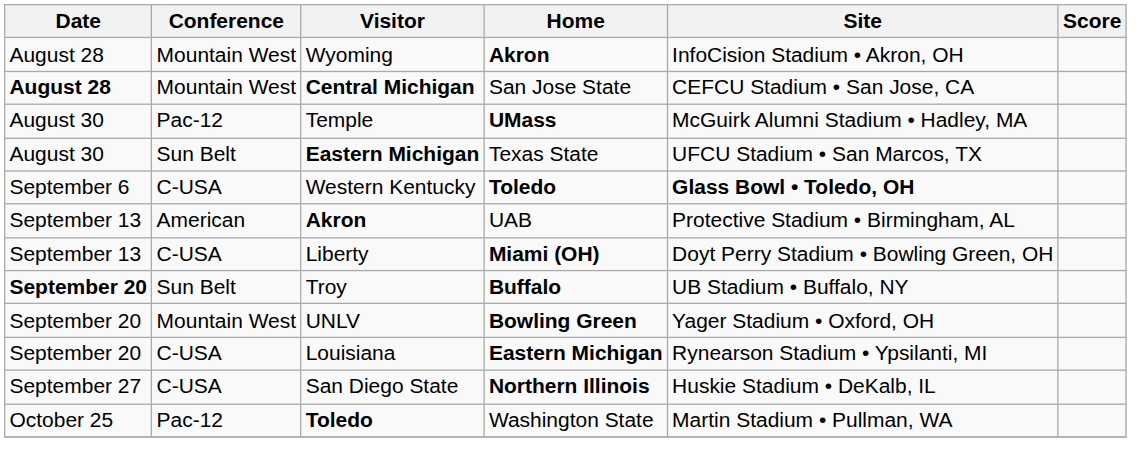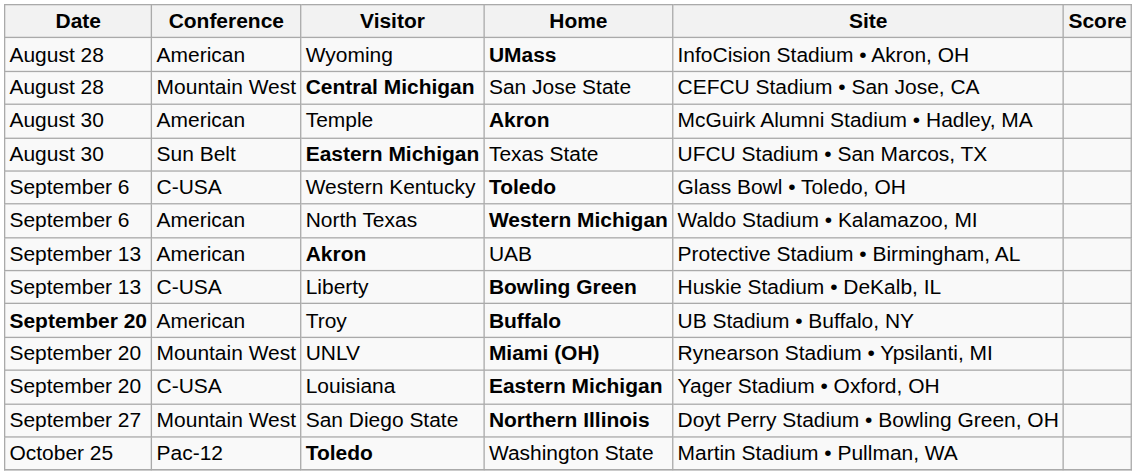(226, 54) Mountain West -> (201, 54) American
(519, 54) Akron -> (523, 54) UMass
(60, 87) bold -> (57, 87) normal
(190, 120) Pac-12 -> (201, 120) American
(523, 120) UMass -> (519, 120) Akron
(793, 187) bold -> (792, 187) normal
+ row: (361, 220)
(544, 253) Miami (OH) -> (563, 287) Bowling Green
(863, 253) Doyt Perry Stadium • Bowling Green, OH -> (809, 287) Huskie Stadium • DeKalb, IL
(196, 287) Sun Belt -> (201, 320) American
(563, 320) Bowling Green -> (544, 353) Miami (OH)
(803, 320) Yager Stadium • Oxford, OH -> (835, 353) Rynearson Stadium • Ypsilanti, MI
(830, 353) Rynearson Stadium • Ypsilanti, MI -> (809, 386) Yager Stadium • Oxford, OH
(189, 386) C-USA -> (226, 420) Mountain West
(804, 386) Huskie Stadium • DeKalb, IL -> (868, 420) Doyt Perry Stadium • Bowling Green, OH
